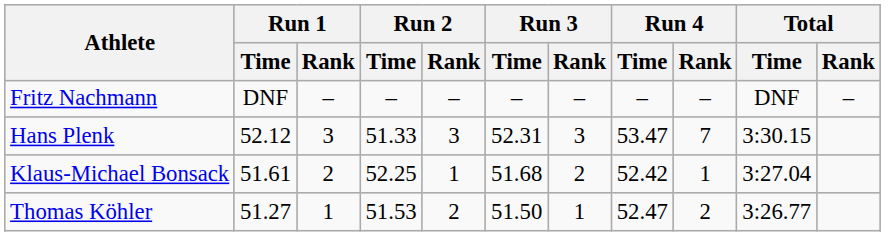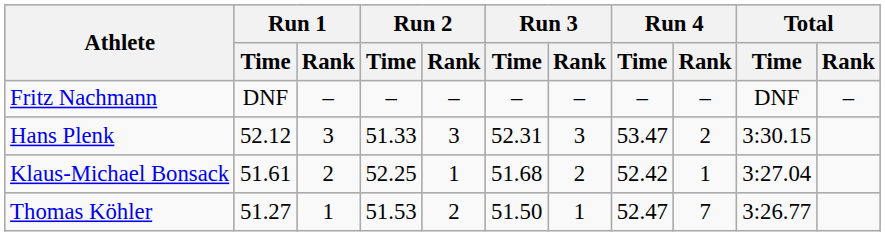(705, 136) 7 -> (705, 136) 2
(705, 211) 2 -> (705, 211) 7
